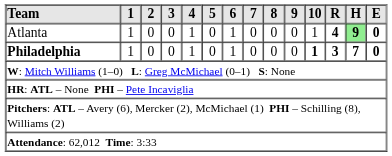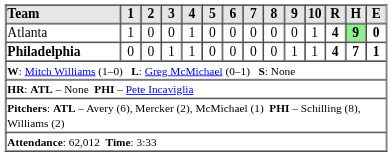(233, 32) 1 -> (233, 32) 0
(131, 51) 1 -> (131, 51) 0
(171, 51) 0 -> (171, 51) 1
(233, 51) 1 -> (233, 51) 0
(294, 51) 0 -> (294, 51) 1
(315, 51) bold -> (315, 51) normal
(335, 51) 3 -> (335, 51) 4
(376, 51) 0 -> (376, 51) 1
